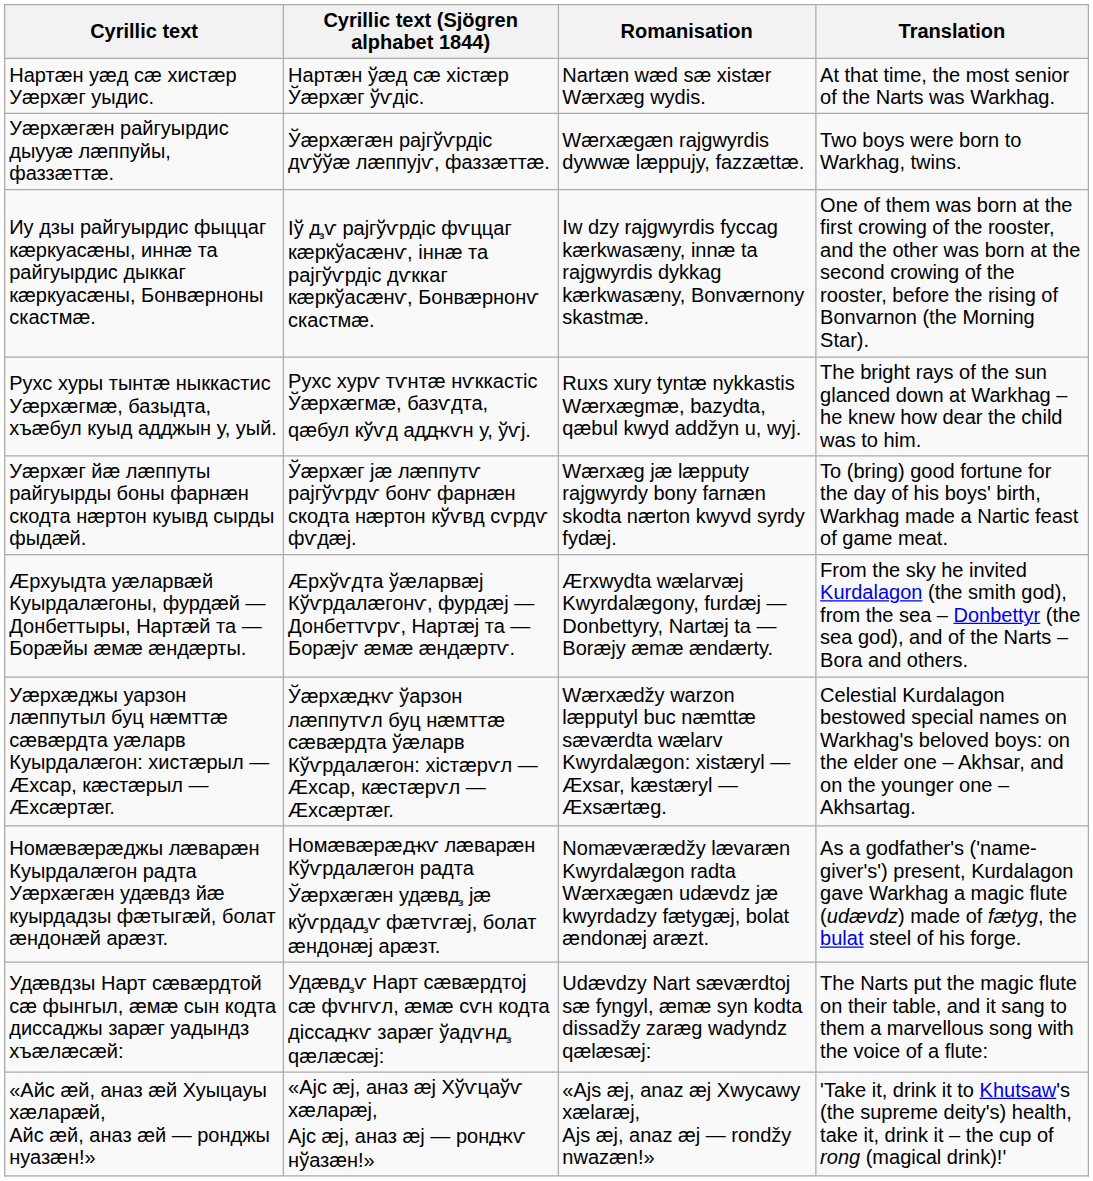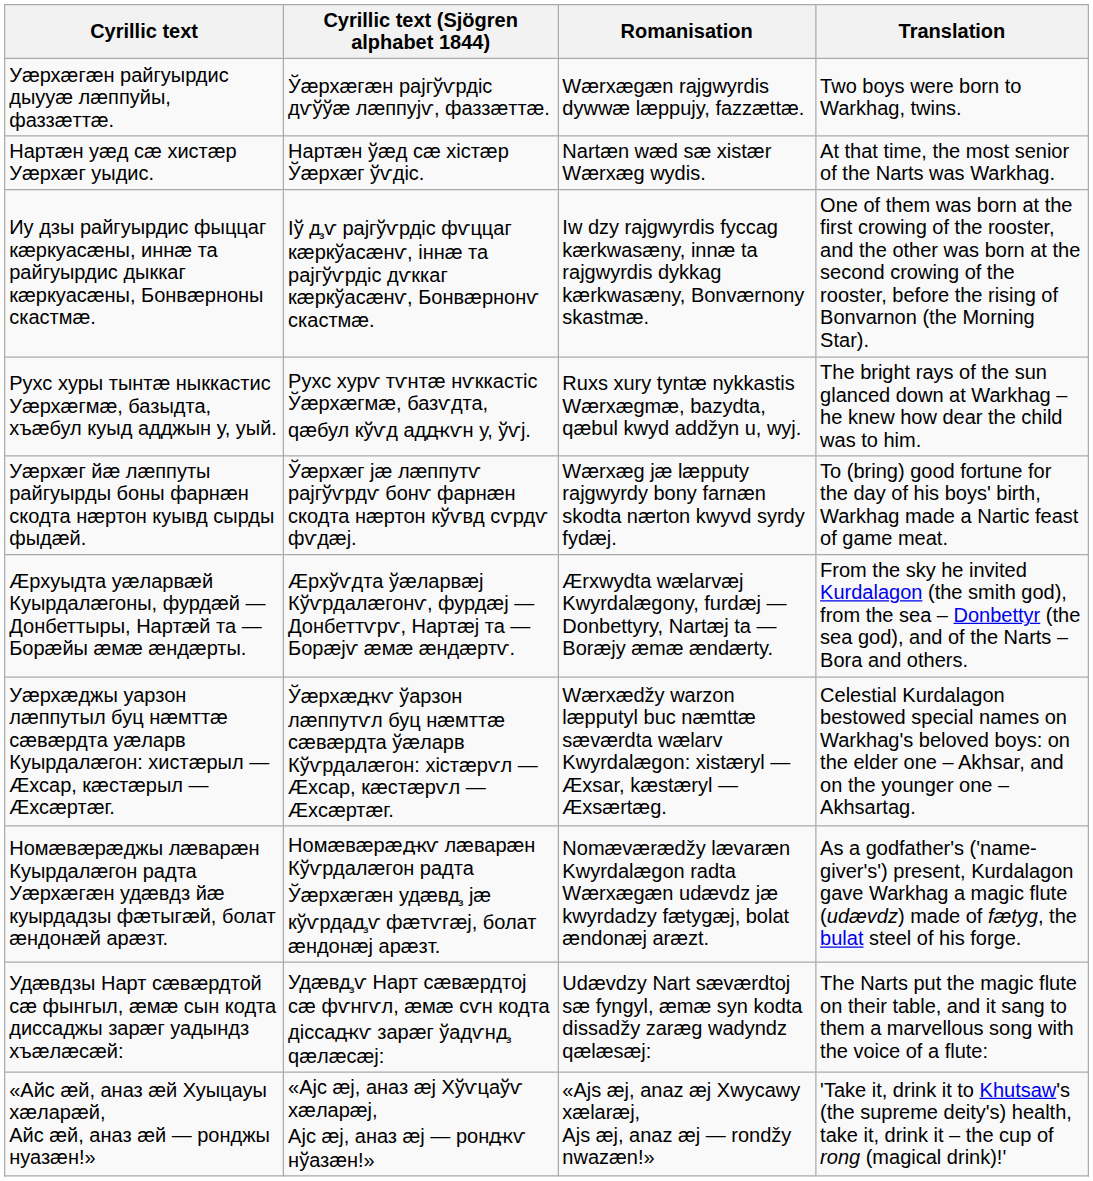rows swapped: (123, 85) <-> (119, 151)
